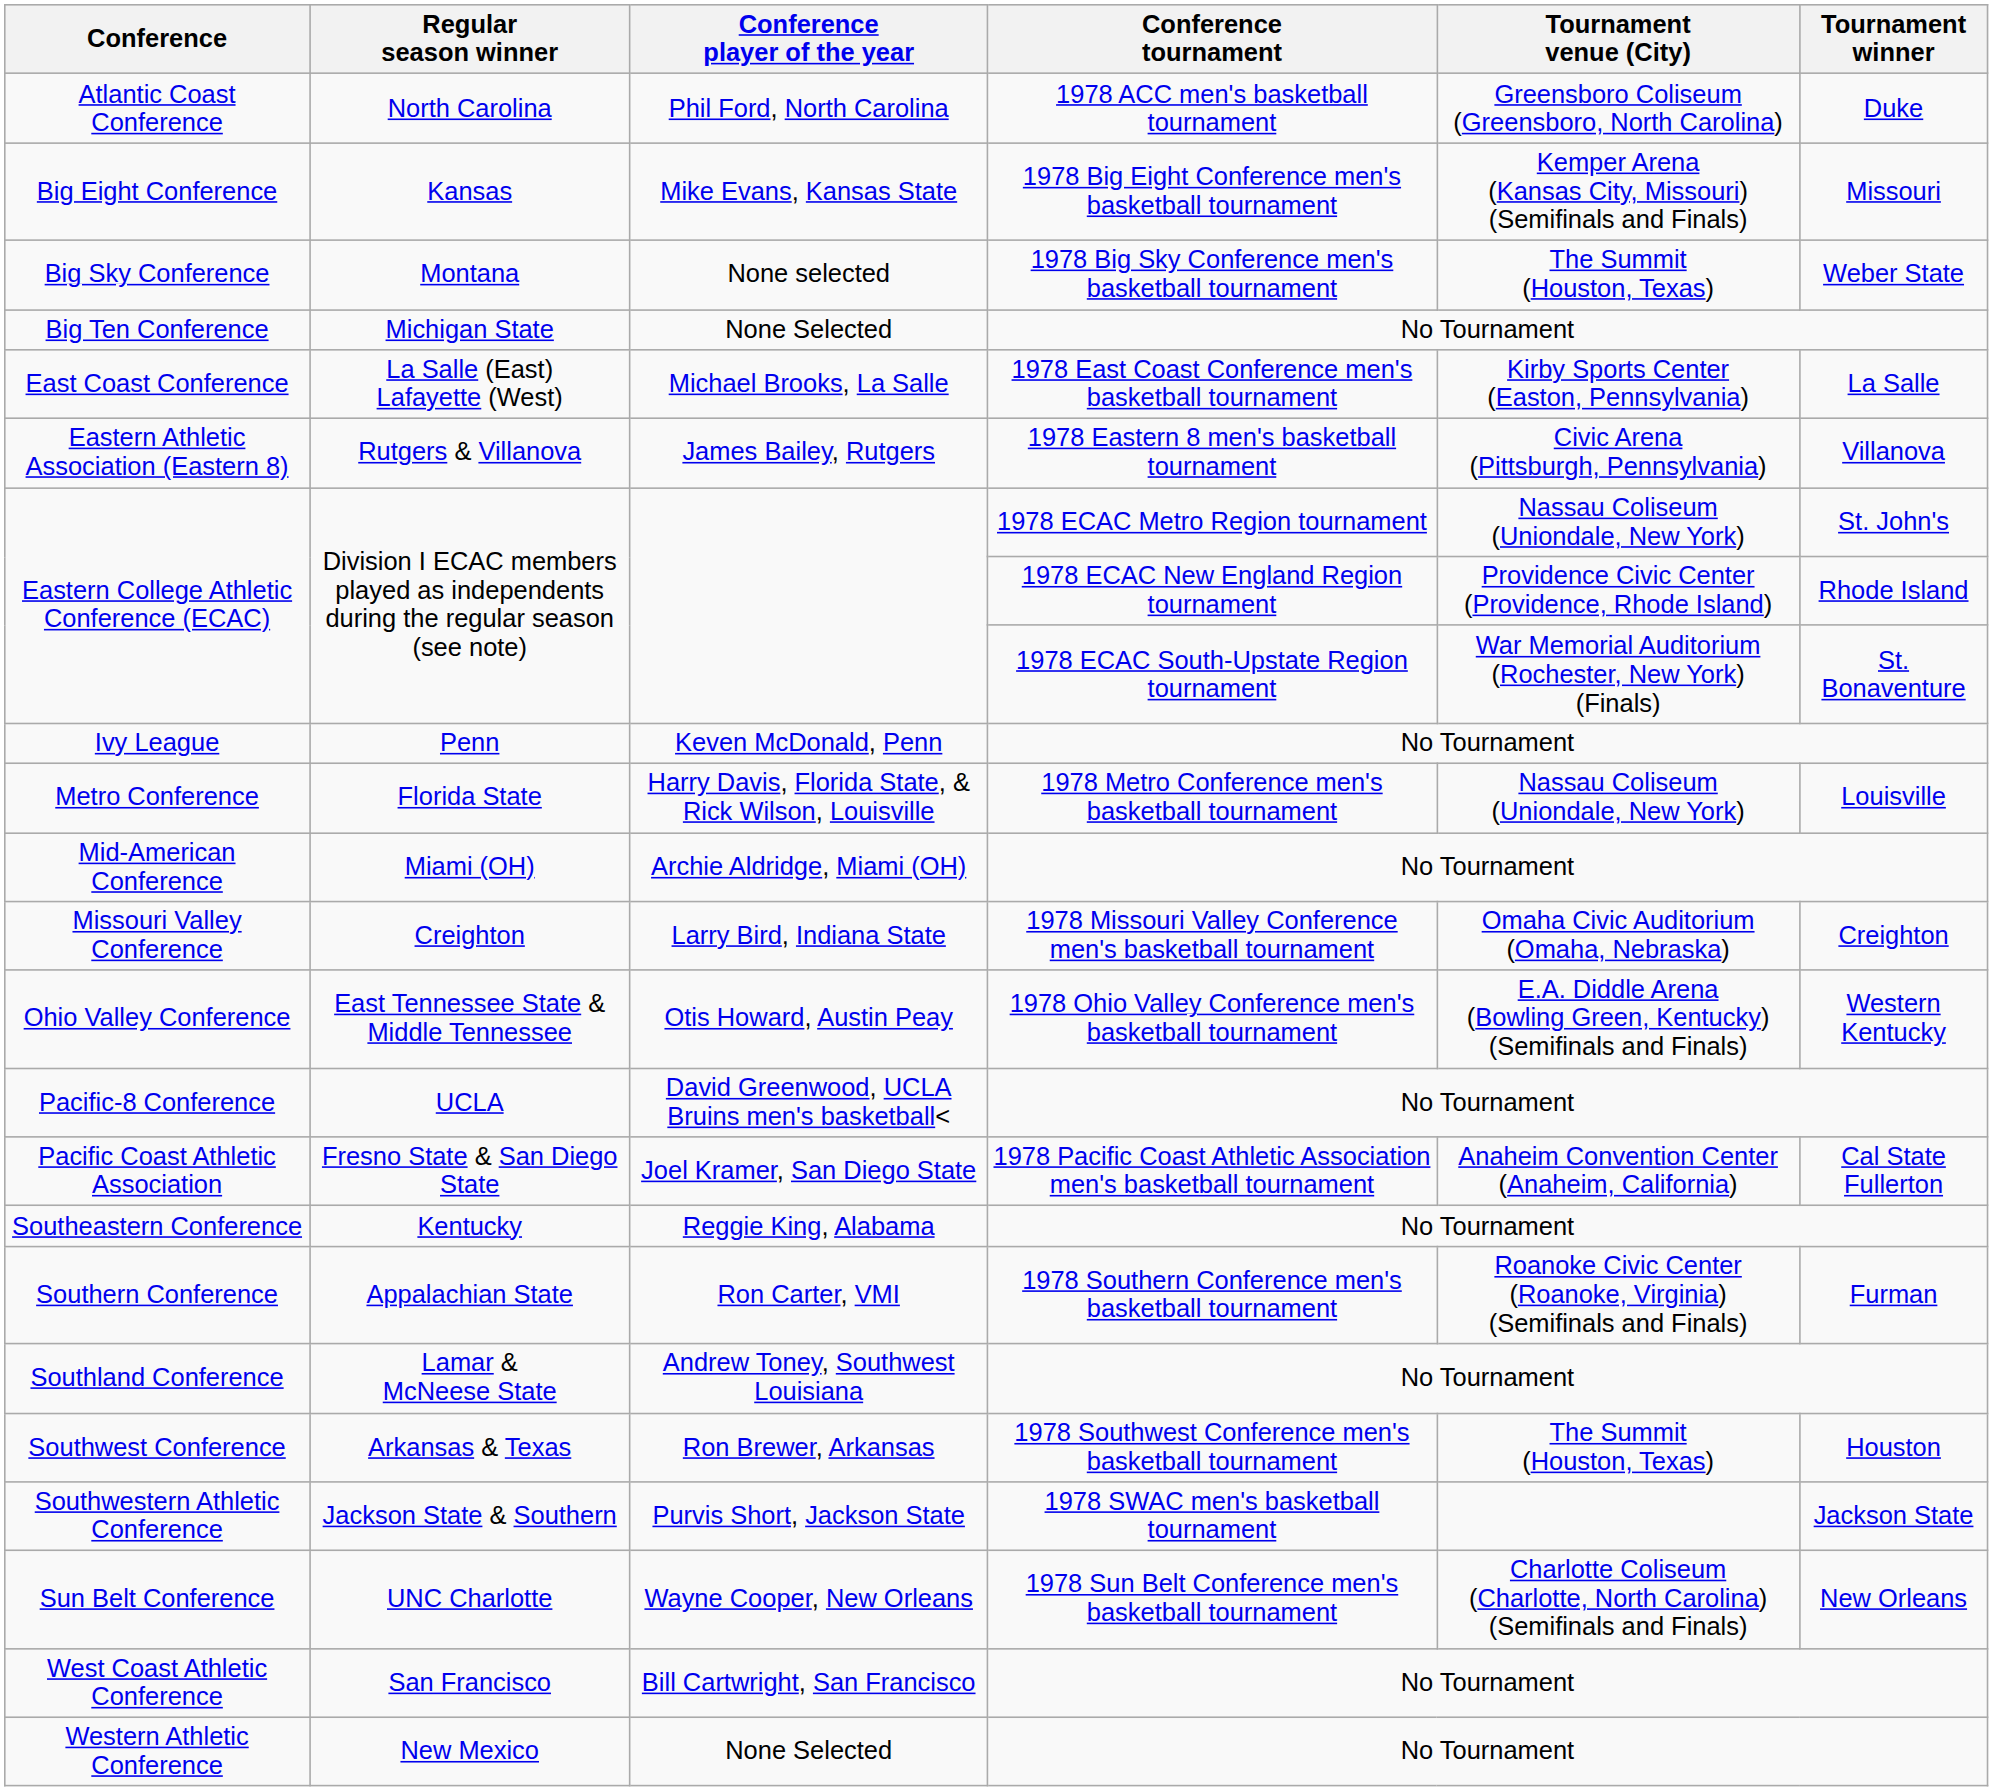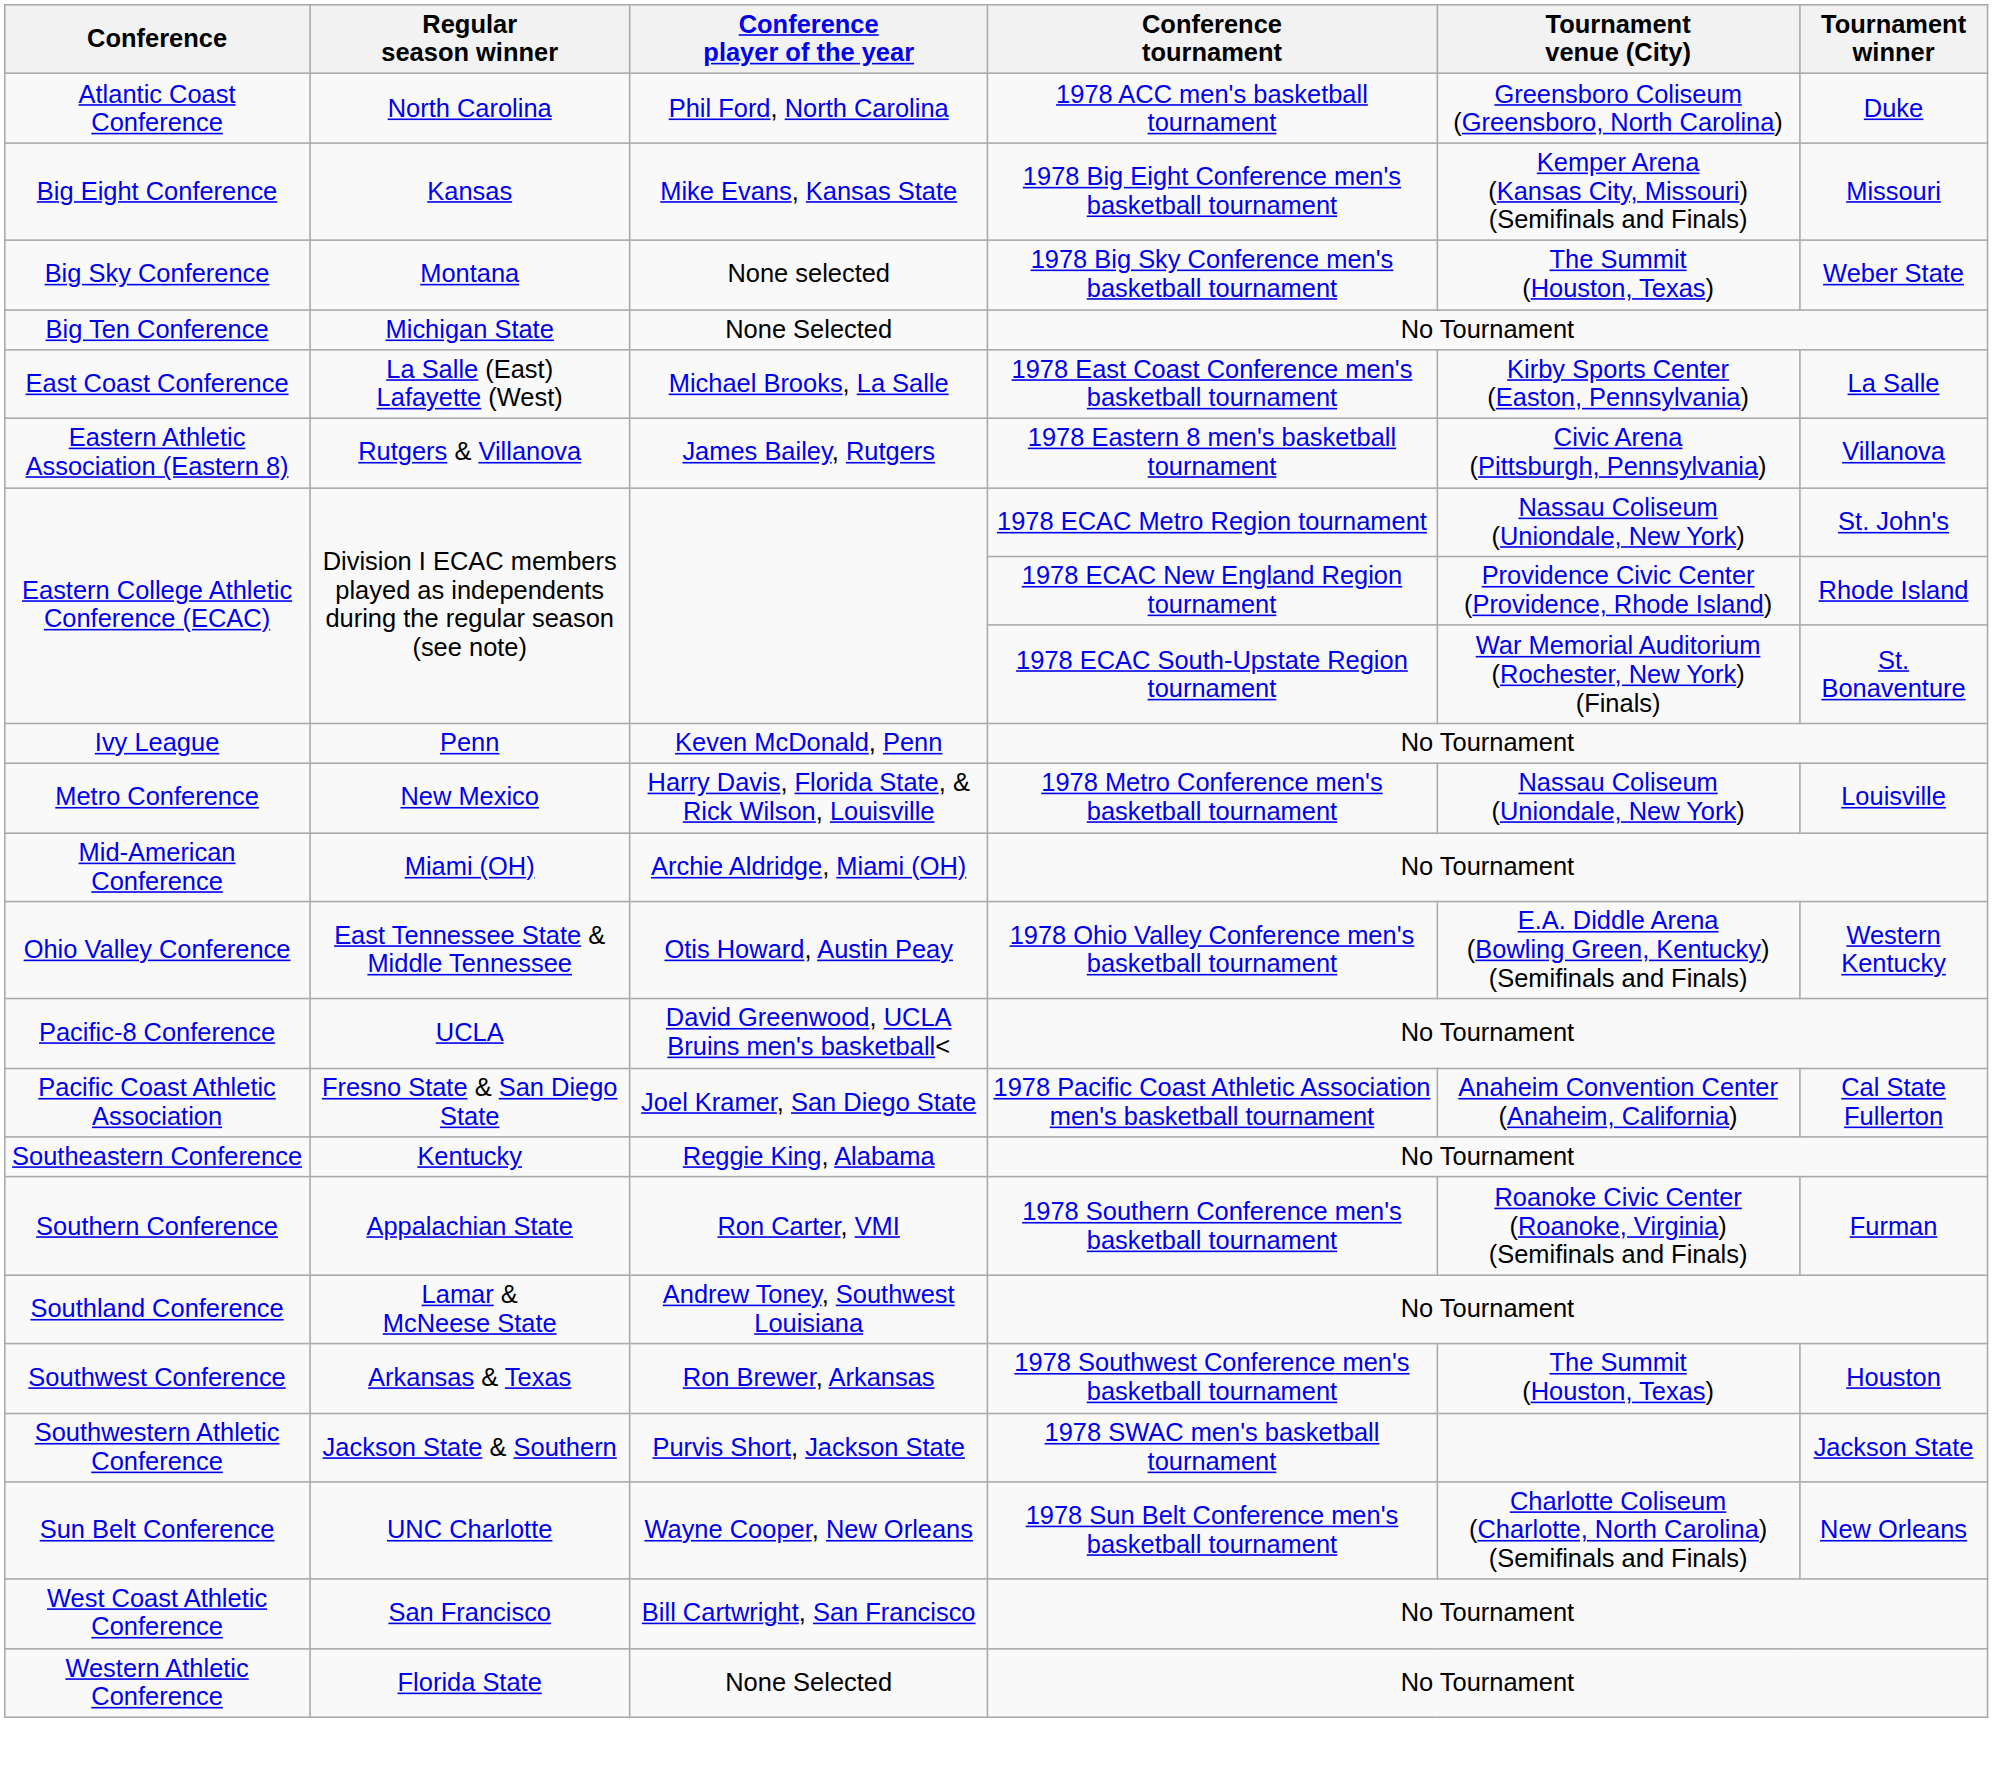(470, 797) Florida State -> (470, 797) New Mexico
- row: (157, 935)
(470, 1751) New Mexico -> (470, 1682) Florida State
